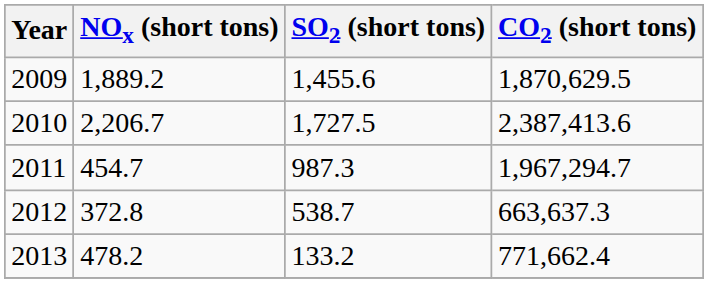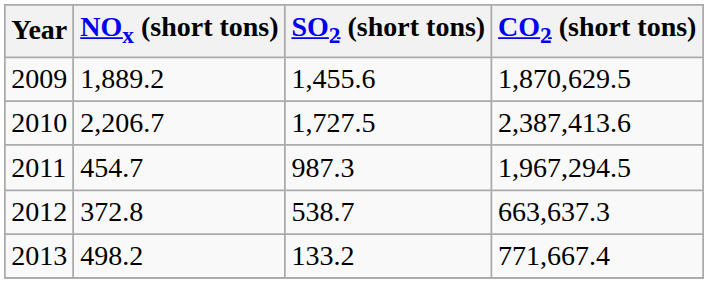(565, 167) 1,967,294.7 -> (565, 167) 1,967,294.5
(112, 256) 478.2 -> (112, 256) 498.2
(554, 256) 771,662.4 -> (554, 256) 771,667.4
